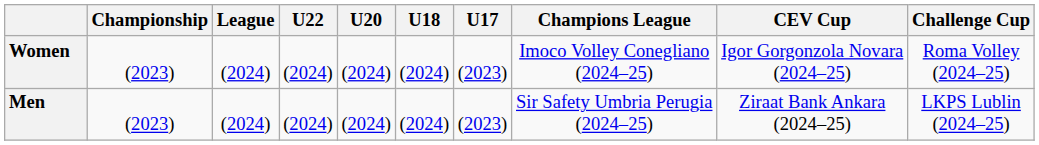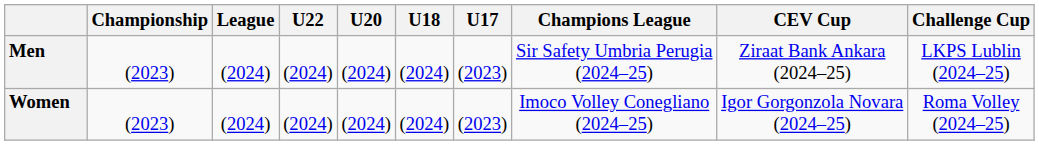rows swapped: (27, 103) <-> (39, 50)
